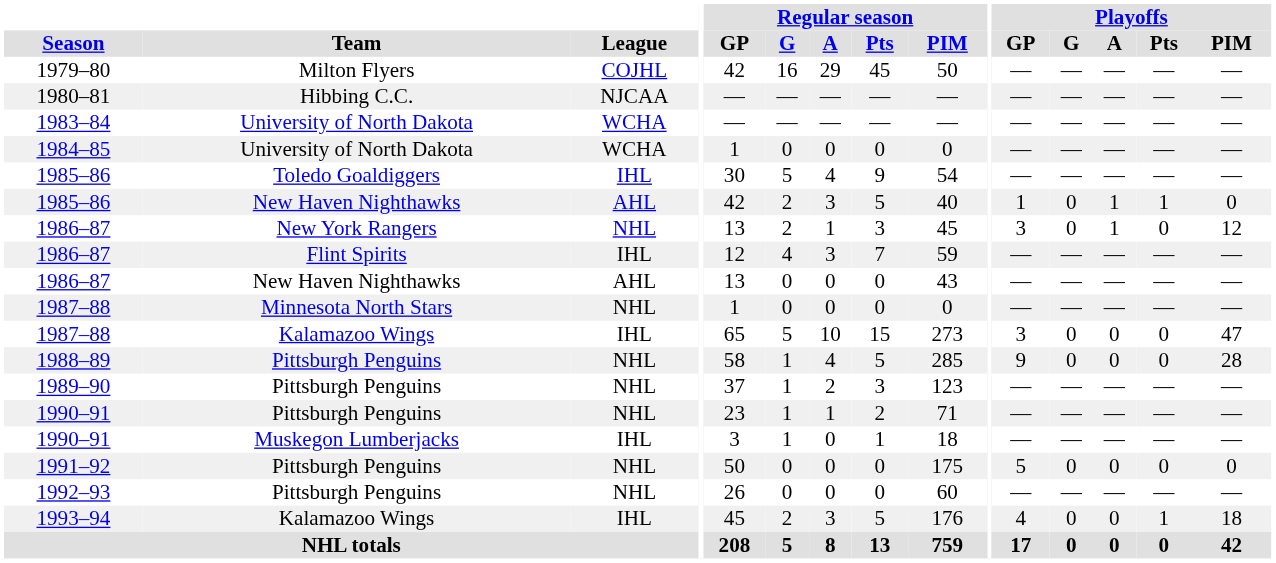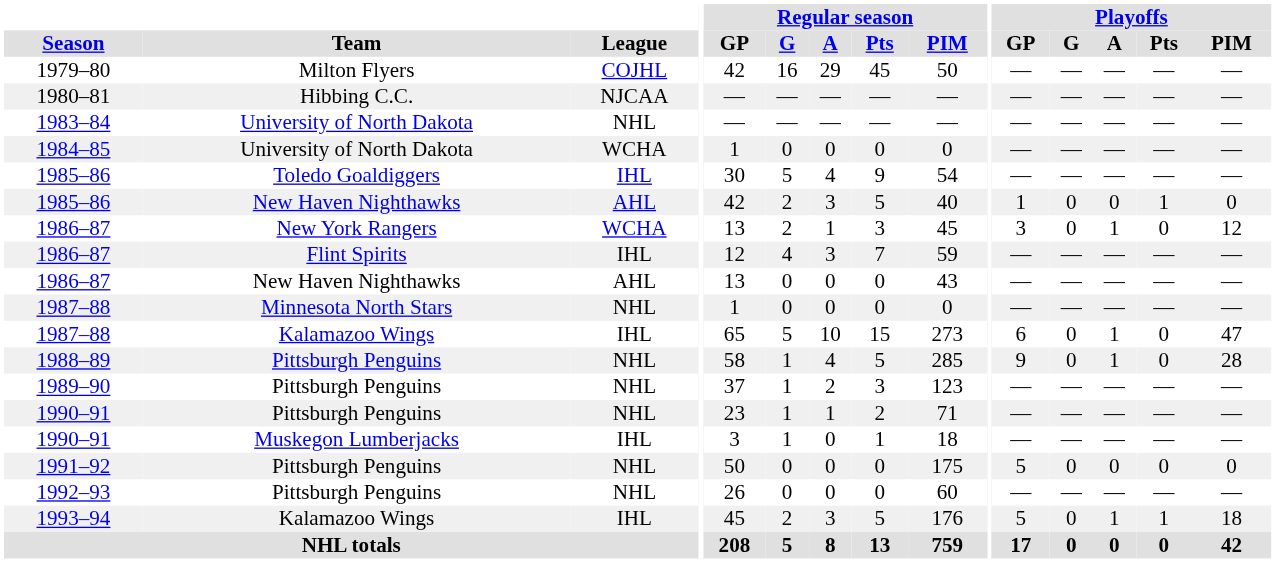(634, 122) WCHA -> (634, 122) NHL
(1114, 201) 1 -> (1114, 201) 0
(634, 228) NHL -> (634, 228) WCHA
(1021, 333) 3 -> (1021, 333) 6
(1114, 333) 0 -> (1114, 333) 1
(1114, 360) 0 -> (1114, 360) 1
(1021, 518) 4 -> (1021, 518) 5
(1114, 518) 0 -> (1114, 518) 1
